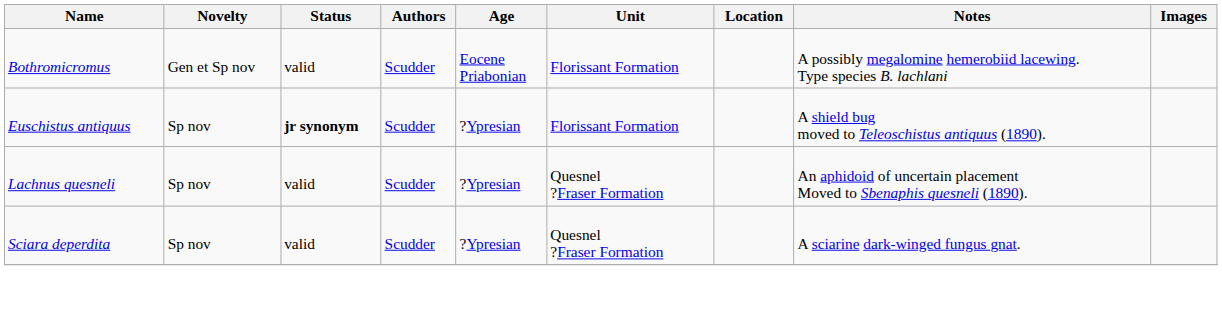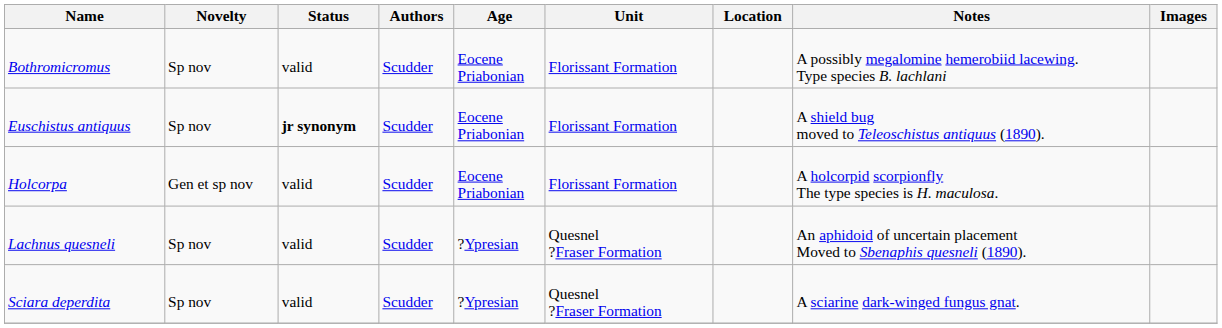(211, 66) Gen et Sp nov -> (190, 66) Sp nov
(490, 125) ?Ypresian -> (491, 125) Eocene Priabonian
+ row: (37, 184)
